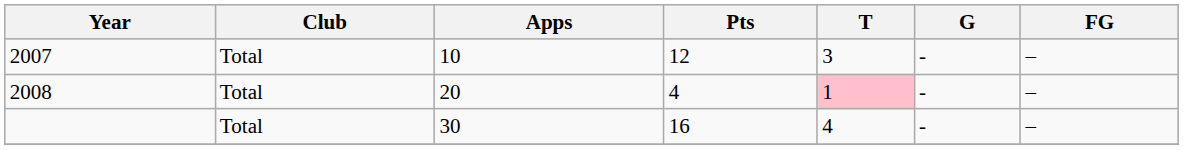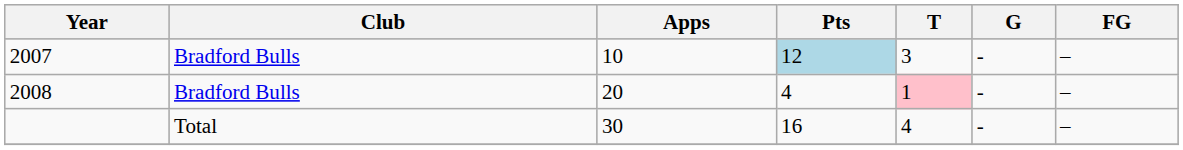(241, 56) Total -> (237, 56) Bradford Bulls
(679, 56) no background -> (792, 56) lightblue background
(241, 91) Total -> (237, 91) Bradford Bulls
